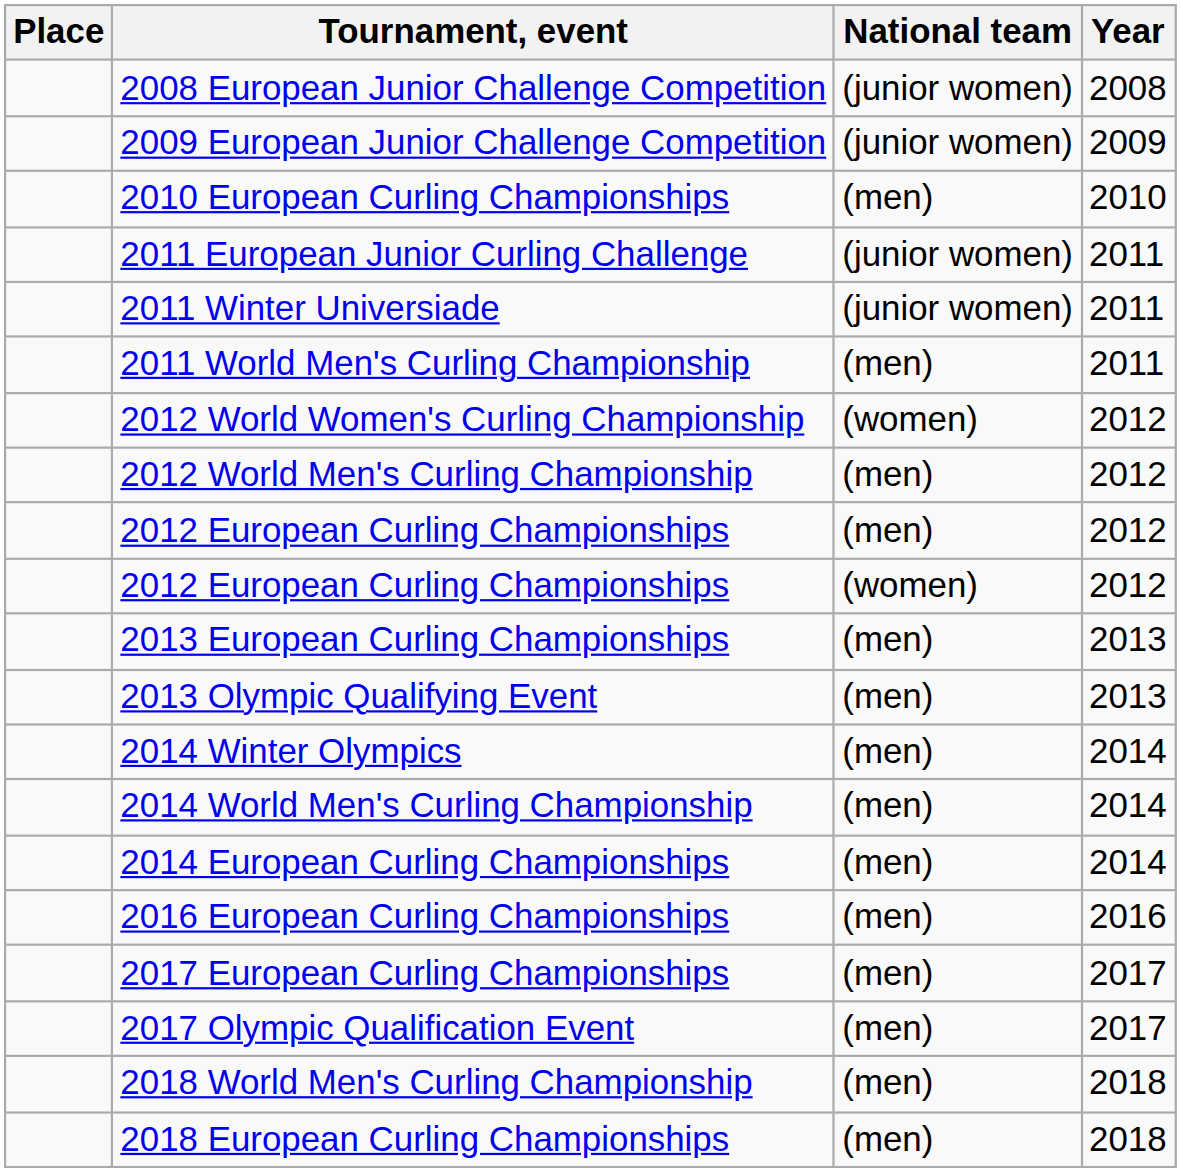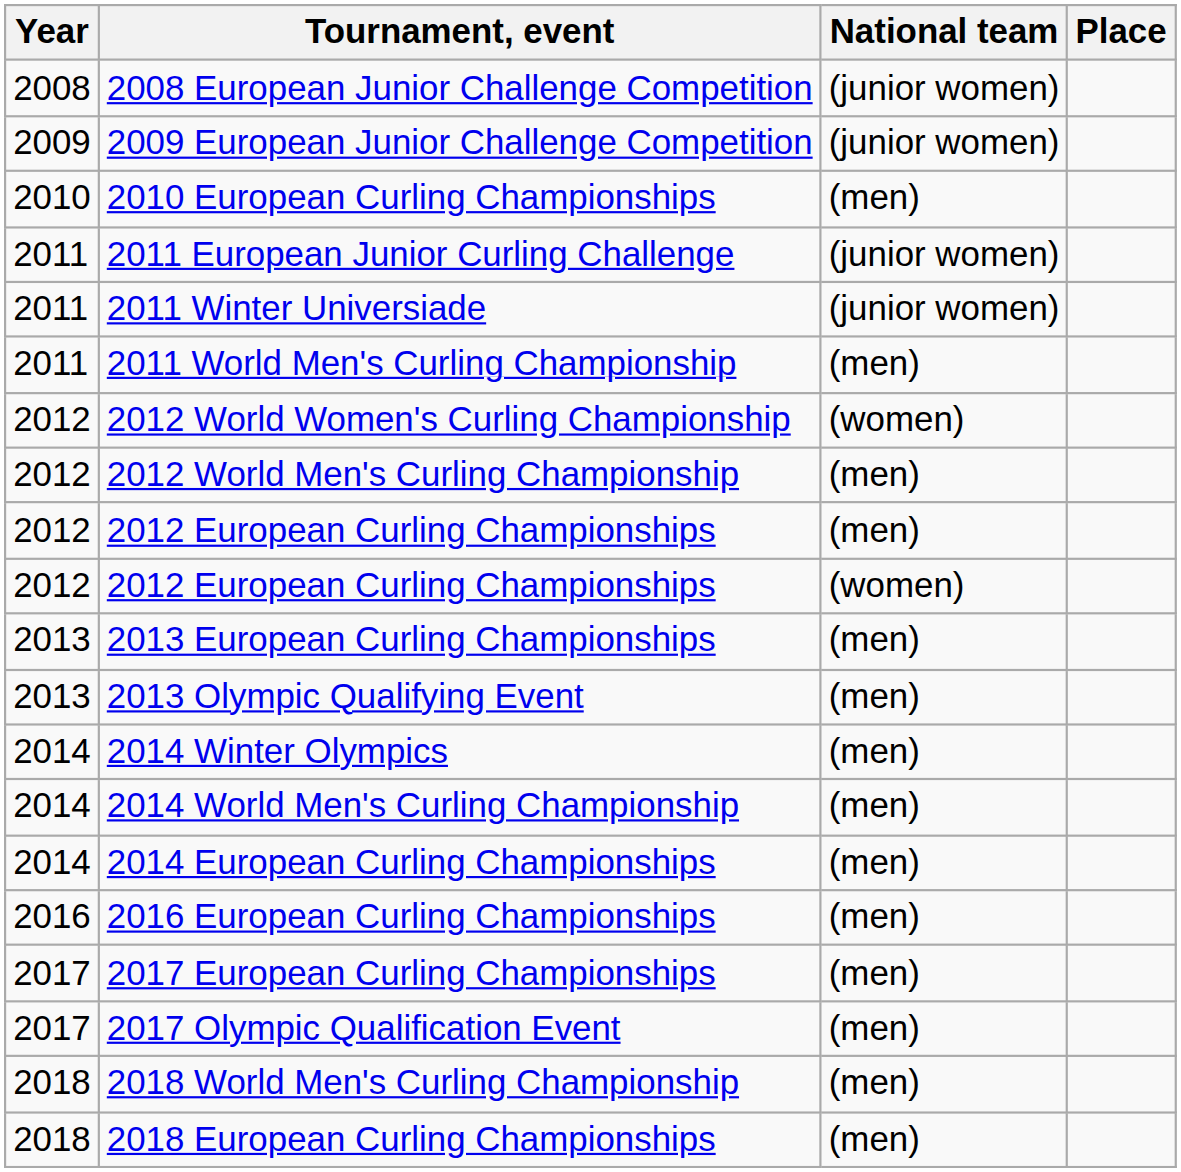columns swapped: (1128, 32) <-> (59, 32)
